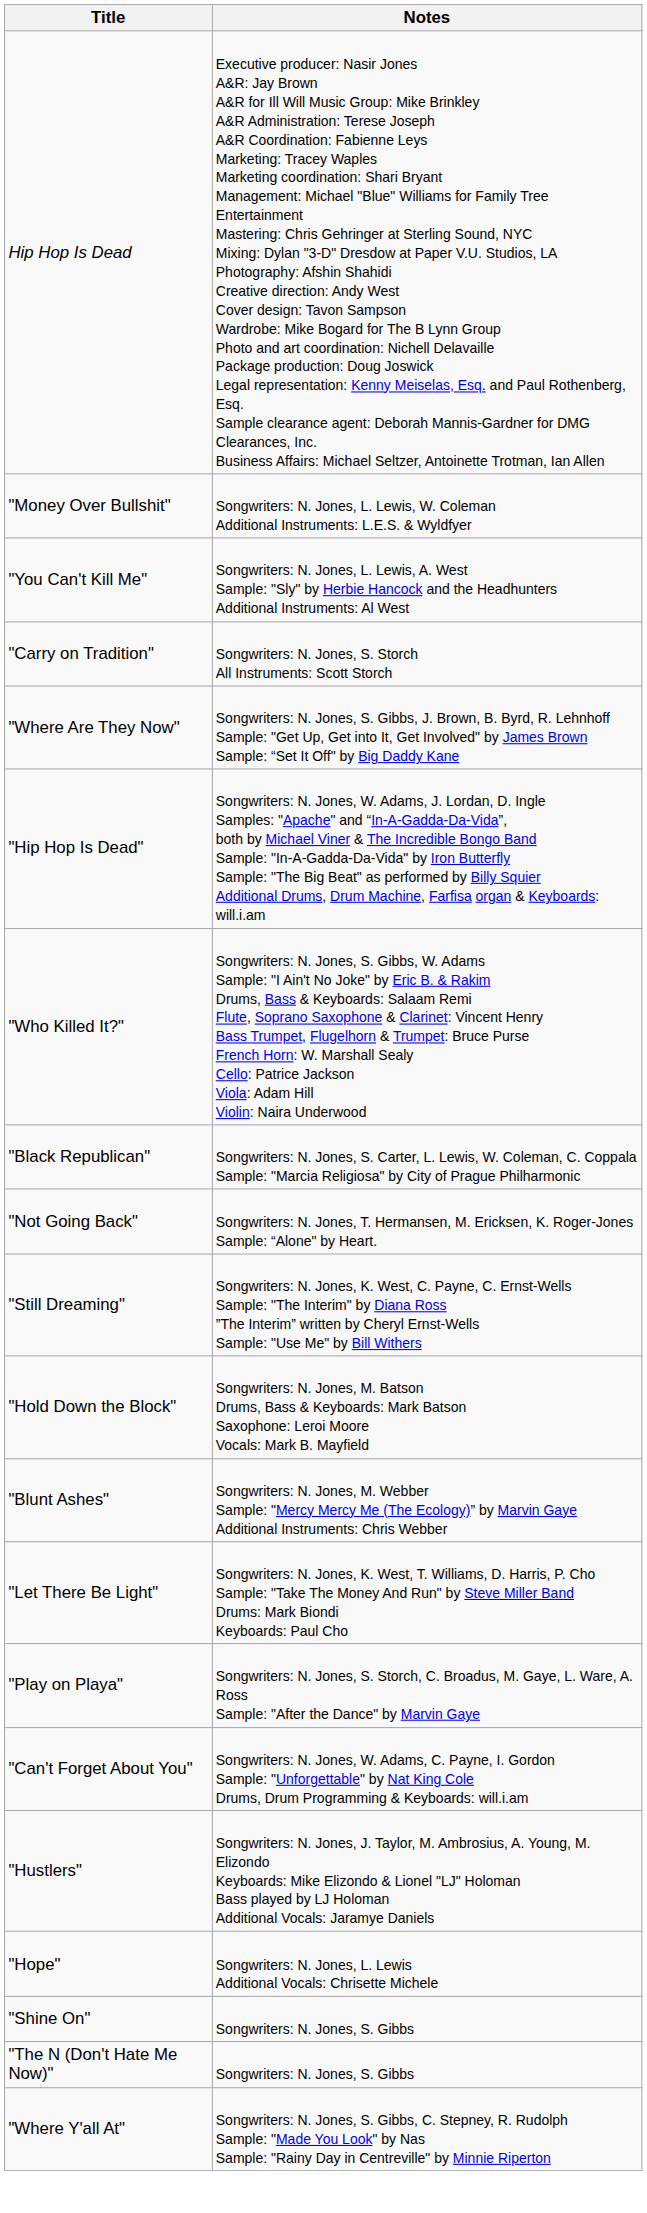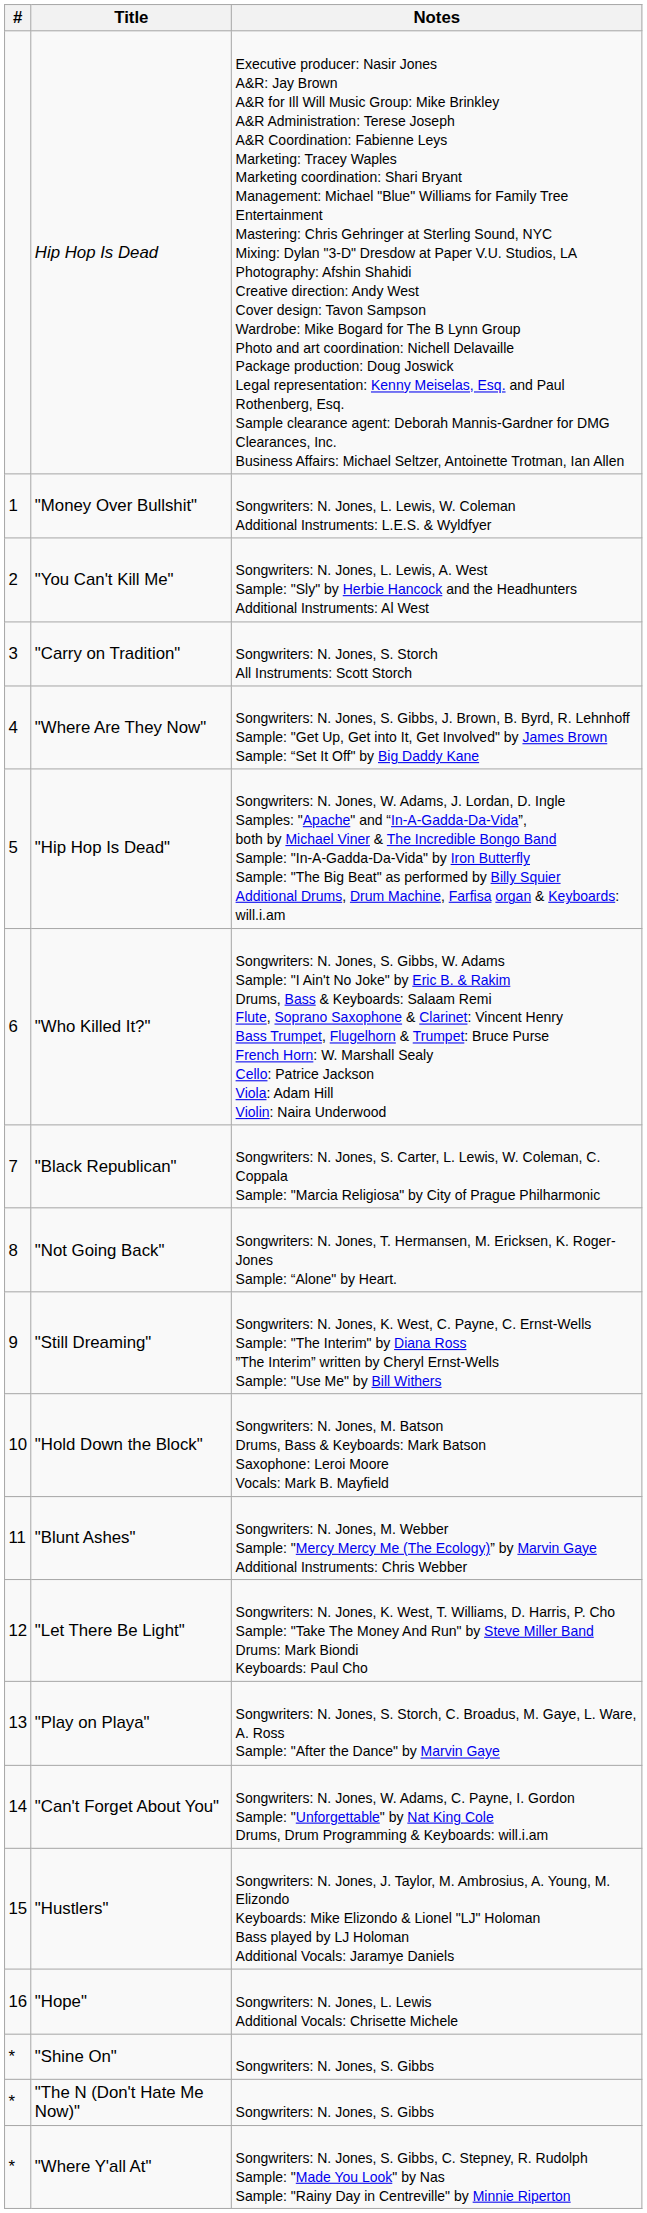+ column: (18, 17)
